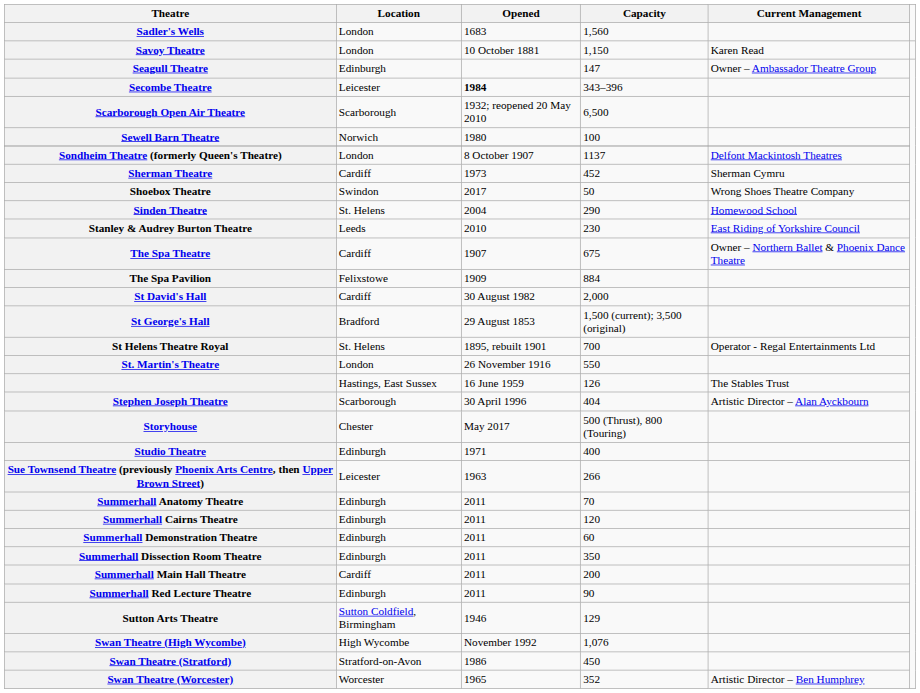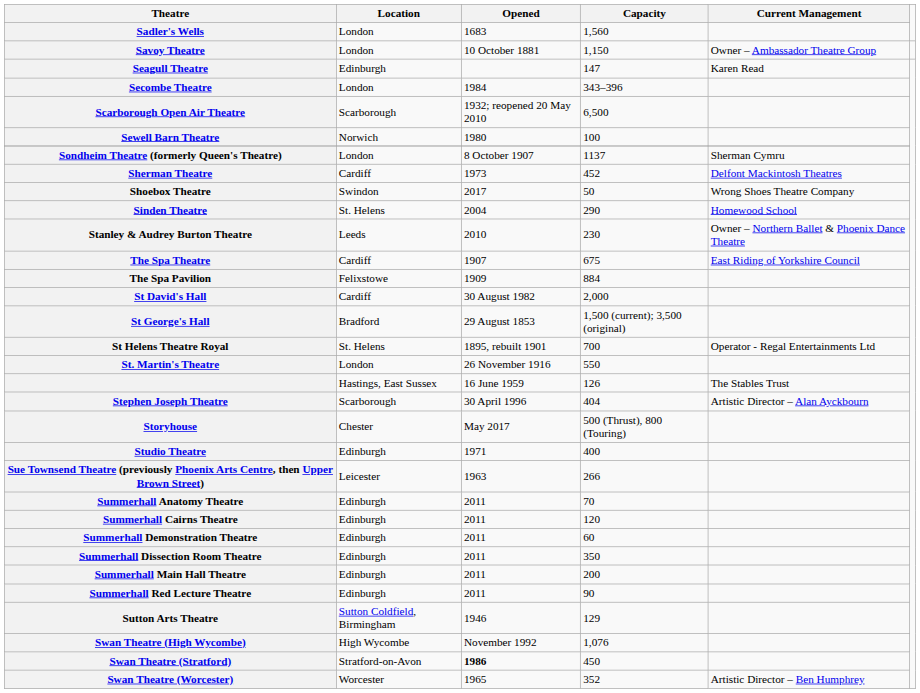(737, 50) Karen Read -> (793, 50) Owner – Ambassador Theatre Group
(793, 69) Owner – Ambassador Theatre Group -> (737, 69) Karen Read
(359, 87) Leicester -> (356, 87) London
(475, 87) bold -> (475, 87) normal
(776, 155) Delfont Mackintosh Theatres -> (748, 155) Sherman Cymru
(748, 173) Sherman Cymru -> (776, 173) Delfont Mackintosh Theatres
(785, 228) East Riding of Yorkshire Council -> (808, 235) Owner – Northern Ballet & Phoenix Dance Theatre
(808, 253) Owner – Northern Ballet & Phoenix Dance Theatre -> (785, 260) East Riding of Yorkshire Council
(355, 574) Cardiff -> (362, 574) Edinburgh
(475, 661) normal -> (475, 661) bold
